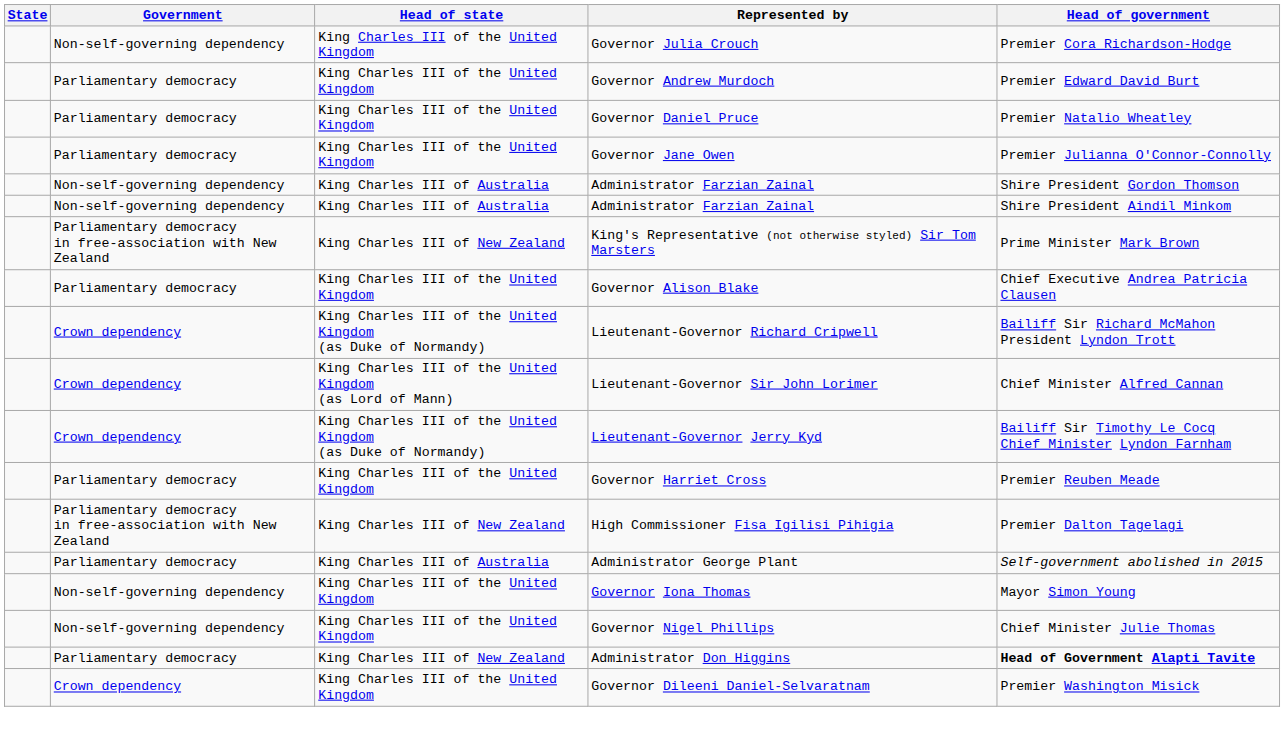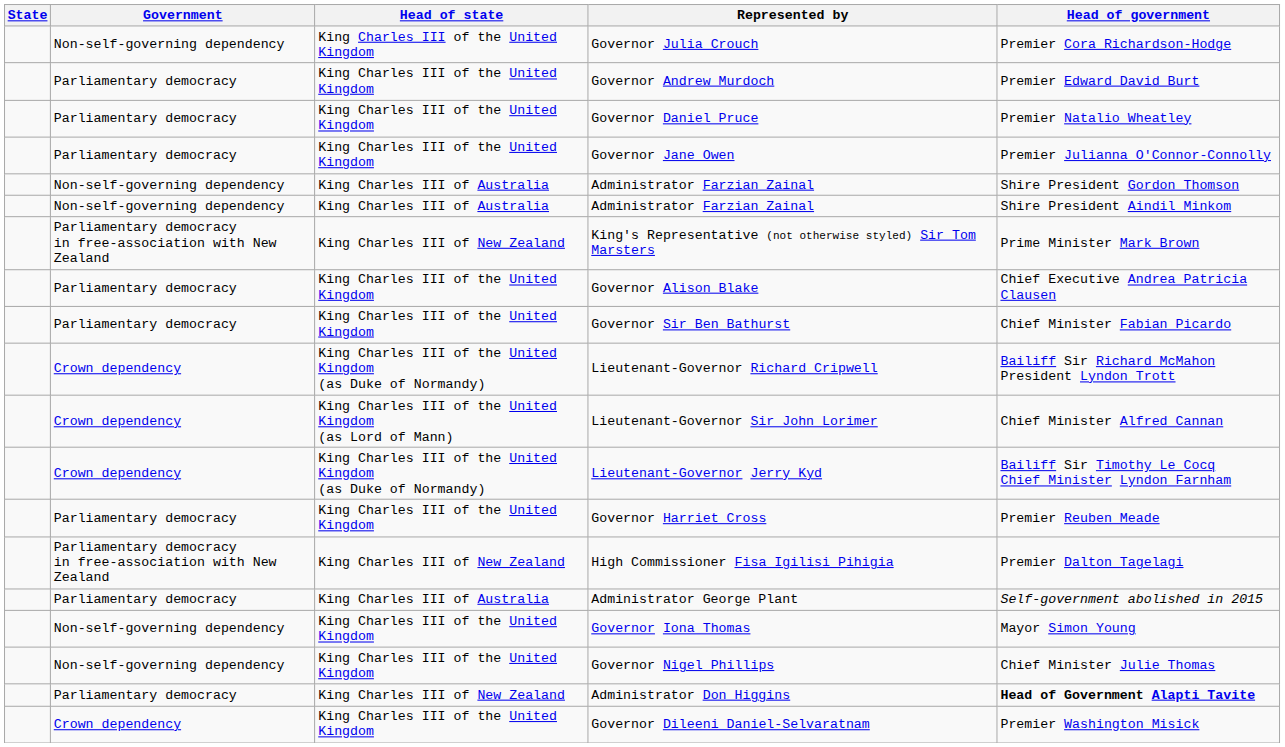+ row: (438, 325)
